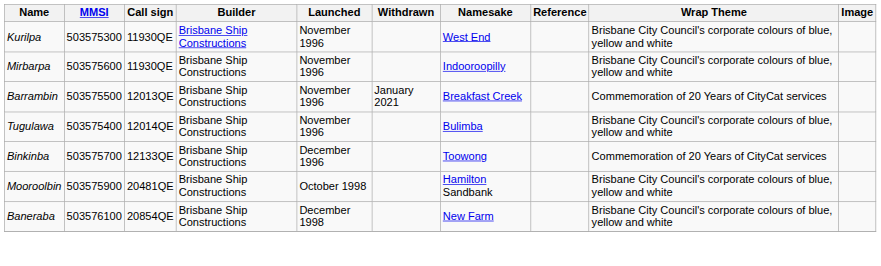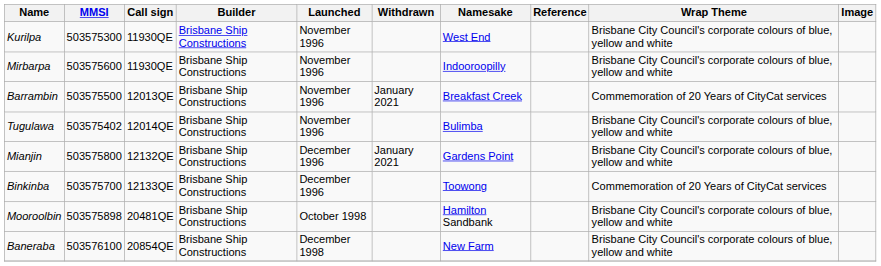(94, 126) 503575400 -> (94, 126) 503575402
+ row: (24, 156)
(94, 186) 503575900 -> (94, 216) 503575898
